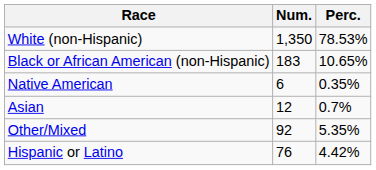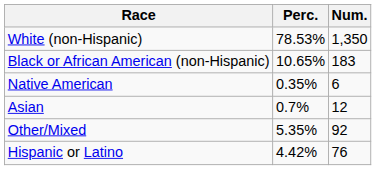columns swapped: (294, 15) <-> (343, 15)
